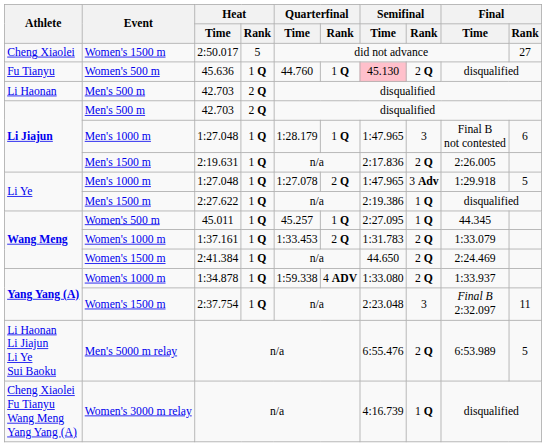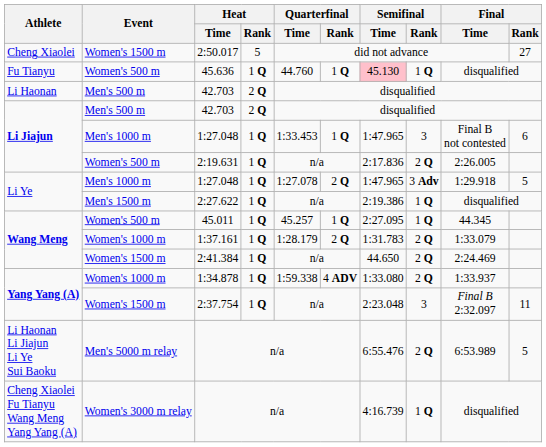(424, 72) 2 Q -> (424, 72) 1 Q
(297, 136) 1:28.179 -> (297, 136) 1:33.453
(118, 162) Men's 1500 m -> (122, 162) Women's 500 m
(297, 239) 1:33.453 -> (297, 239) 1:28.179
